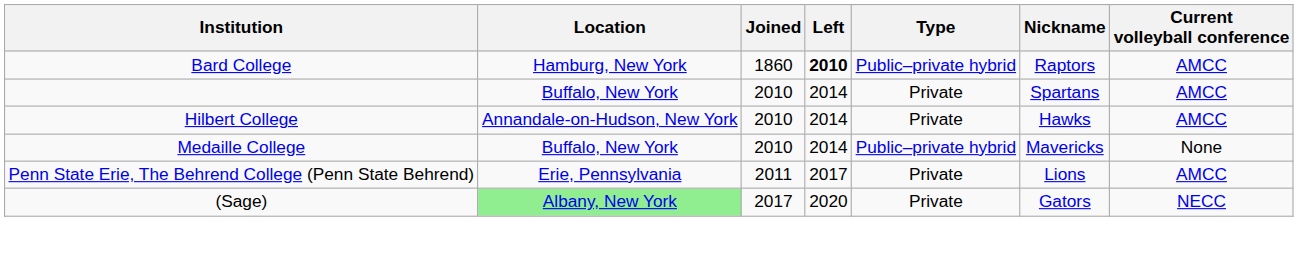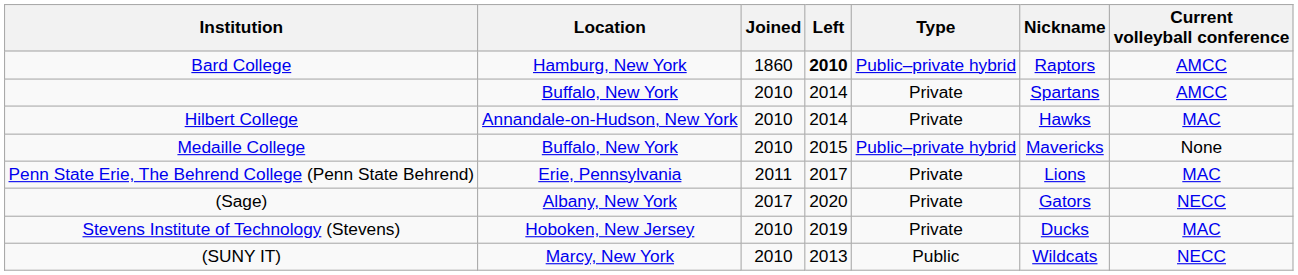(1202, 119) AMCC -> (1202, 119) MAC
(828, 147) 2014 -> (828, 147) 2015
(1202, 174) AMCC -> (1202, 174) MAC
(610, 202) lightgreen background -> (610, 202) no background
+ row: (241, 229)
+ row: (241, 256)
